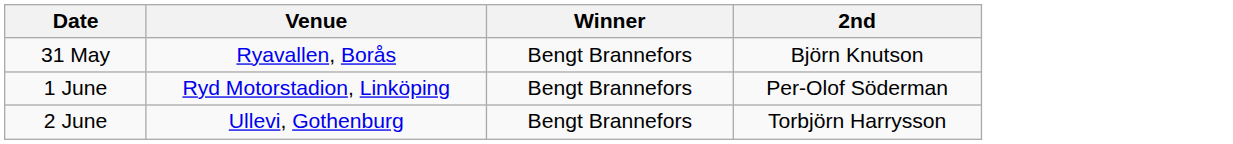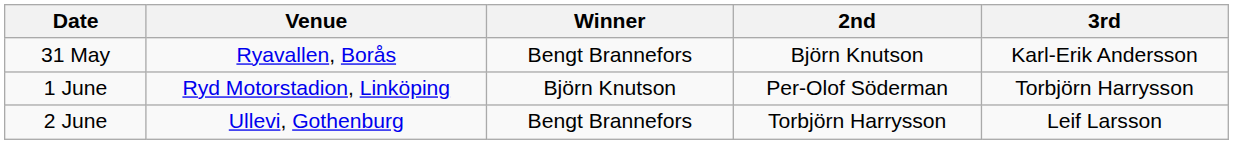+ column: (1104, 21)
(610, 88) Bengt Brannefors -> (610, 88) Björn Knutson
